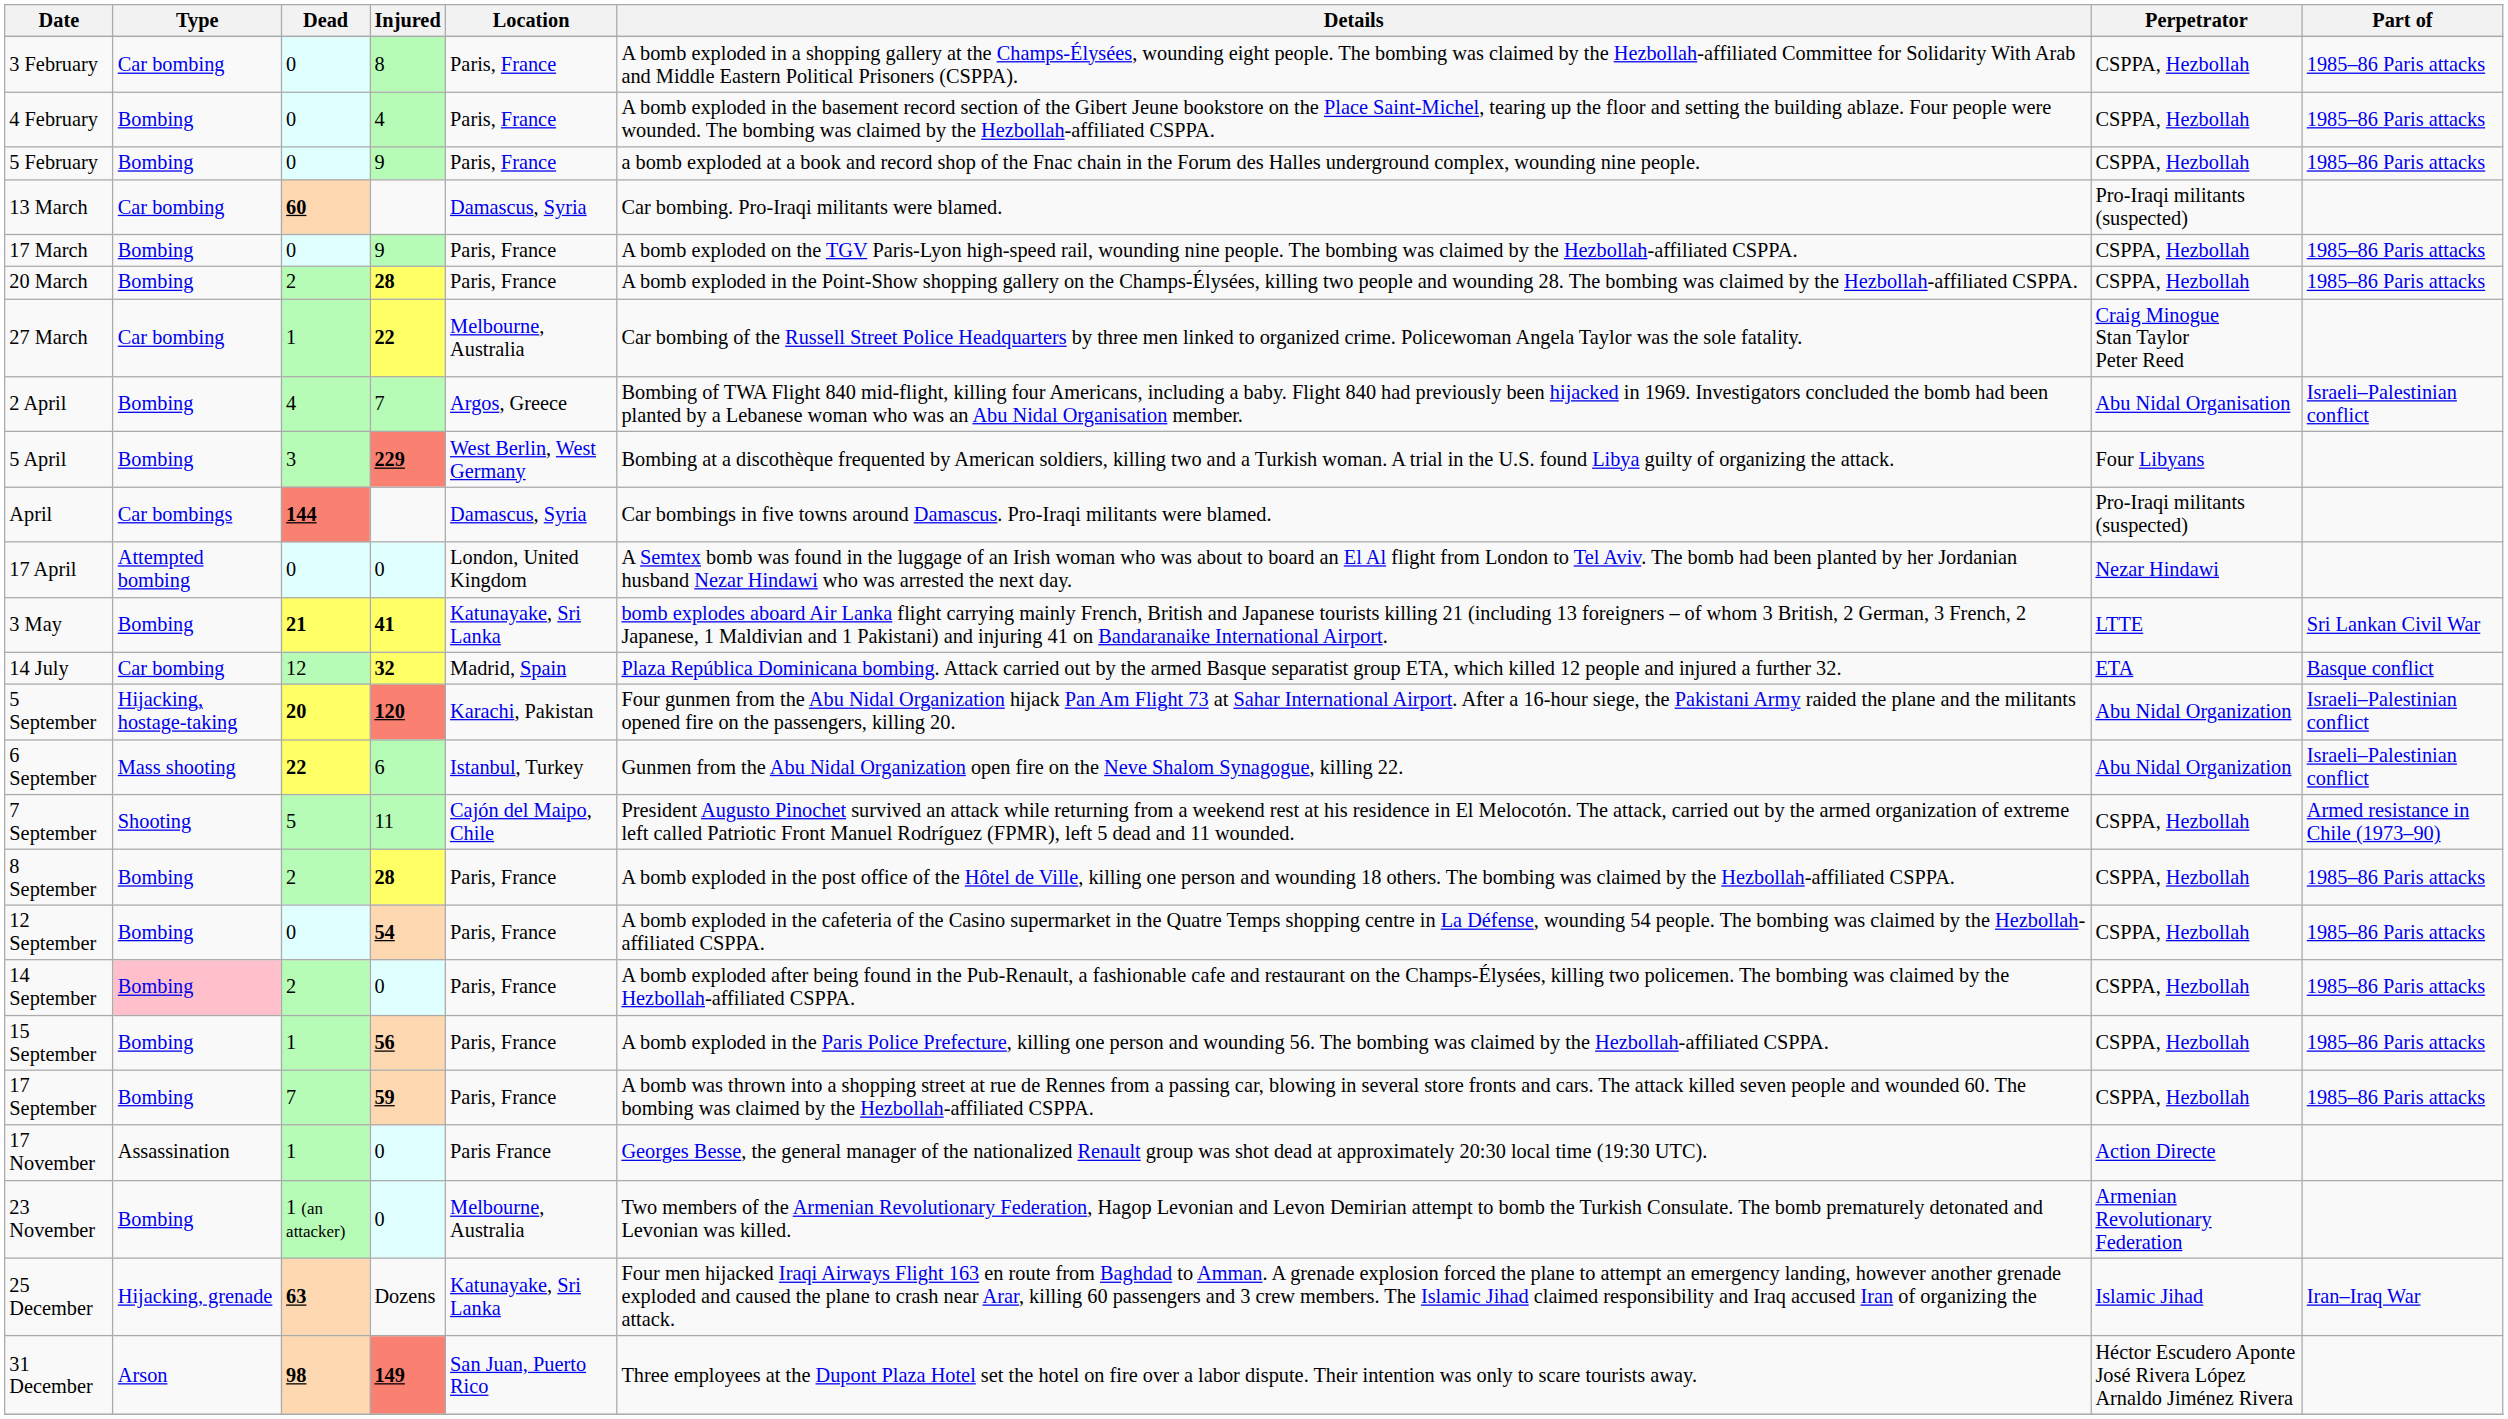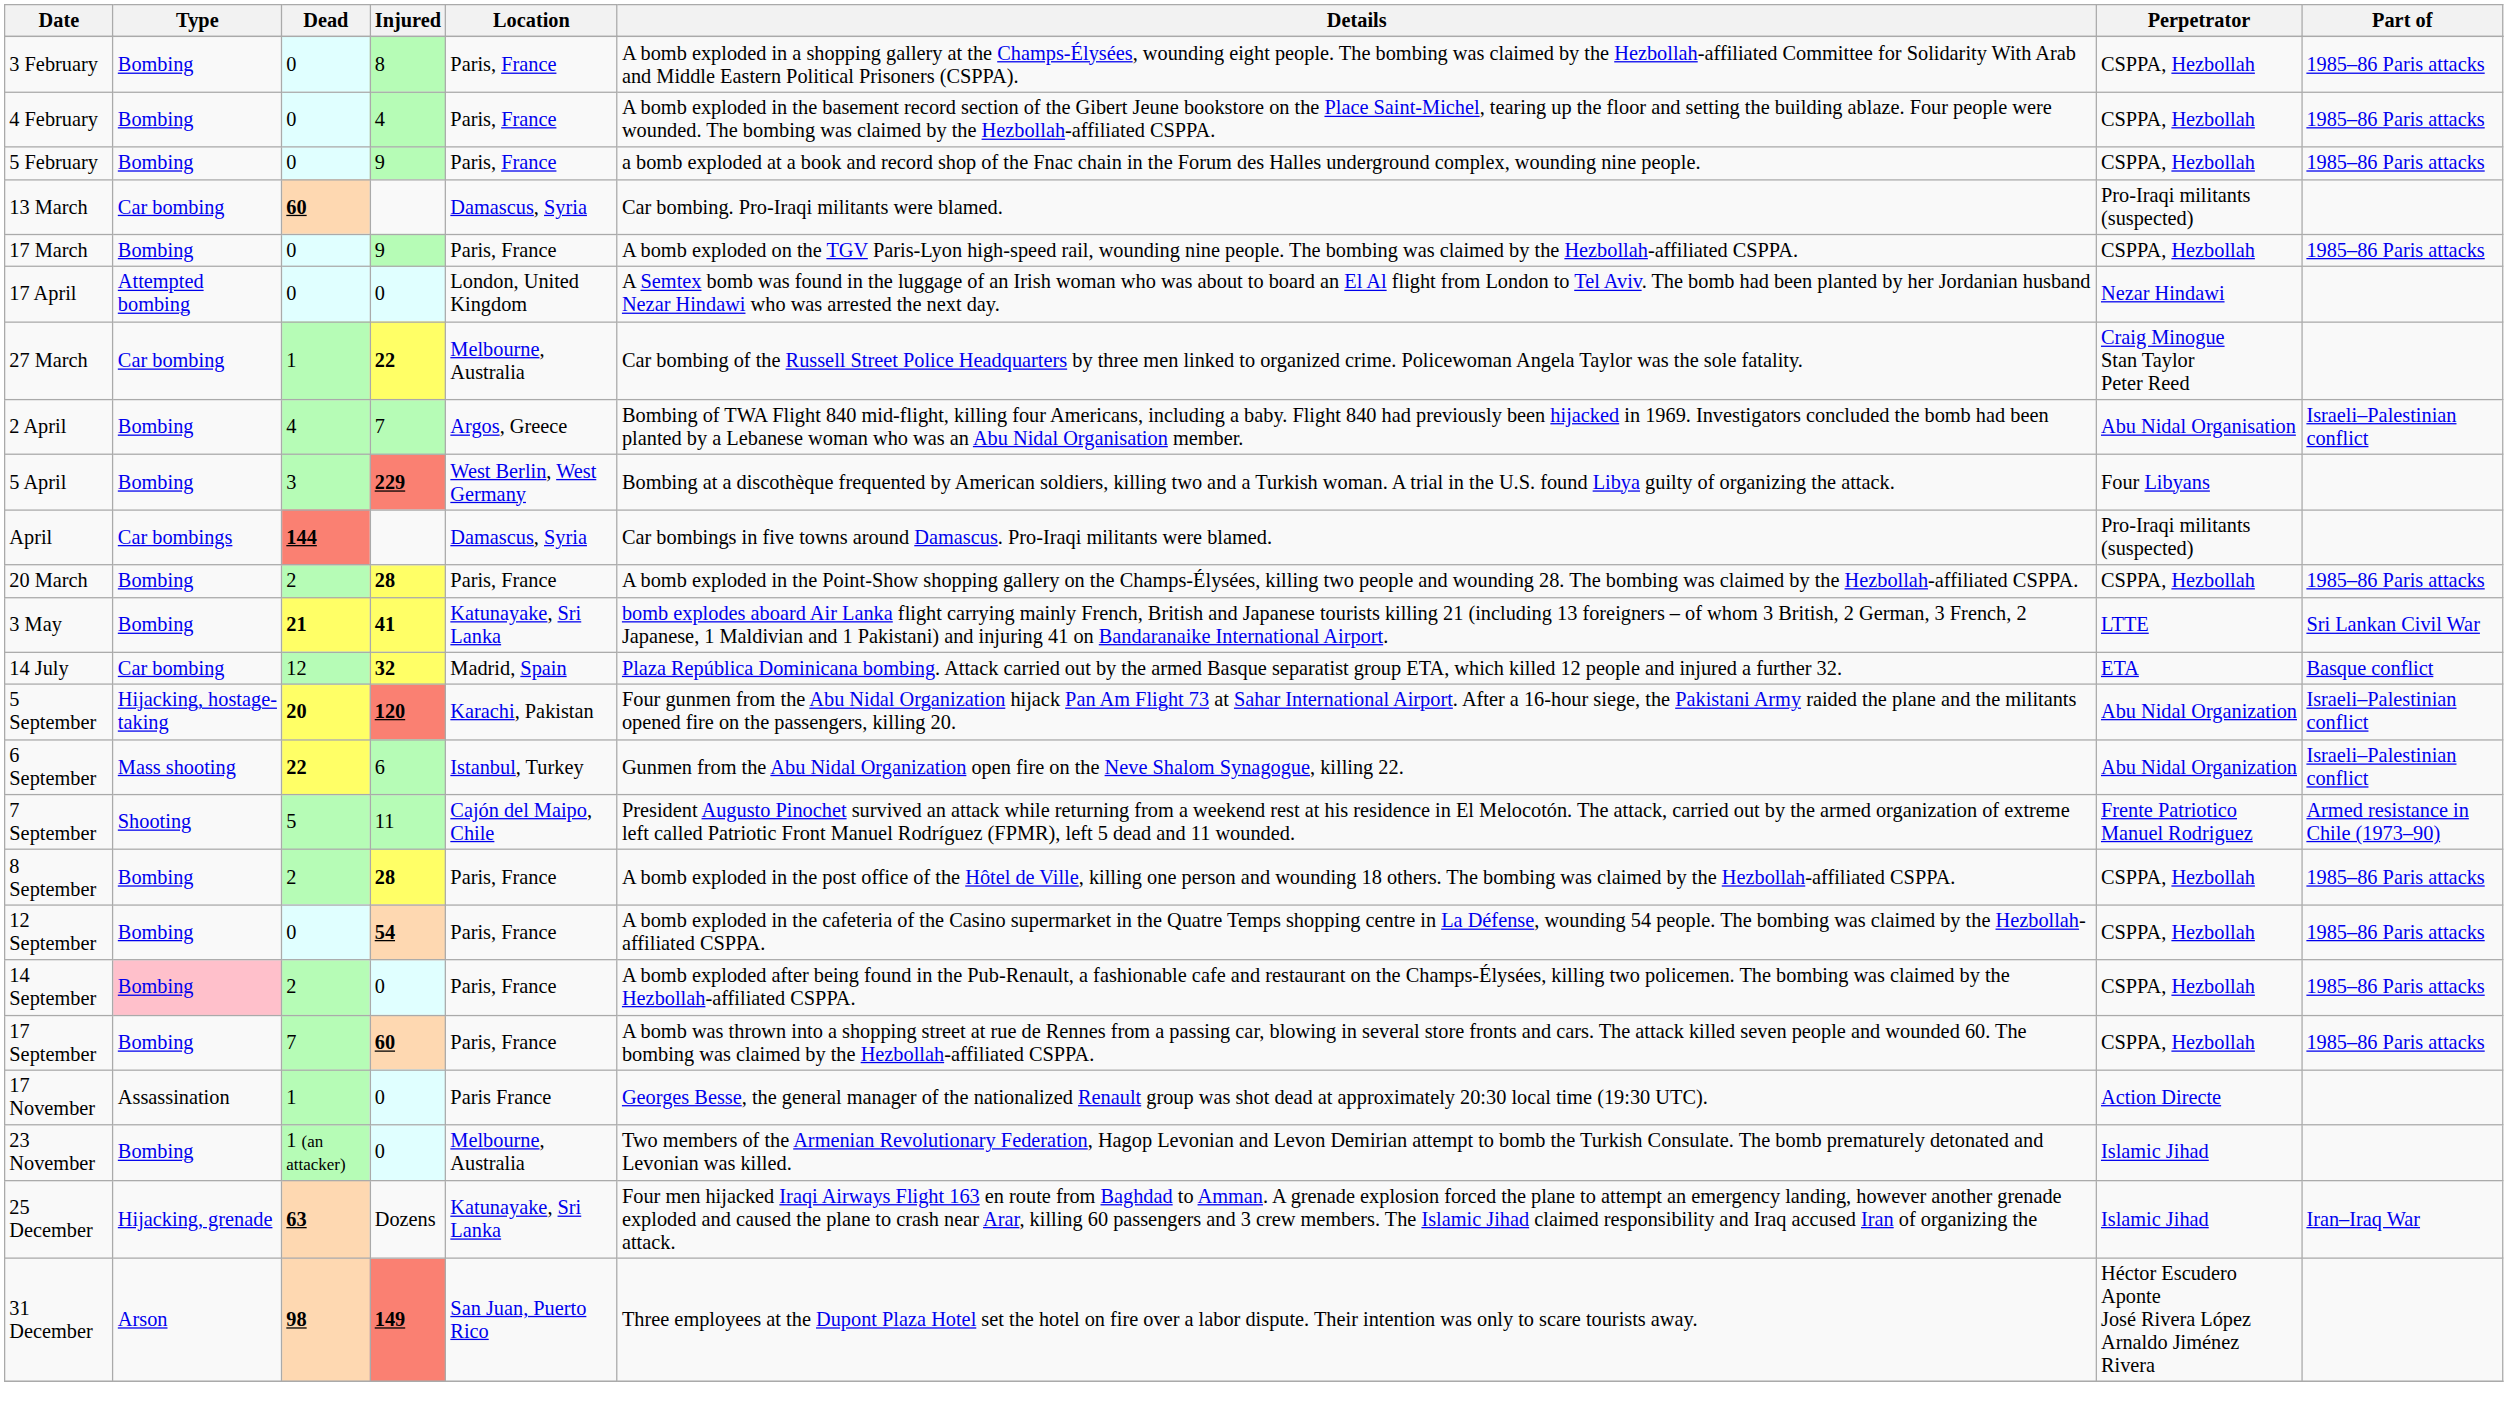(171, 64) Car bombing -> (156, 64) Bombing
rows swapped: (49, 282) <-> (43, 569)
(2172, 821) CSPPA, Hezbollah -> (2177, 821) Frente Patriotico Manuel Rodriguez
- row: (53, 1042)
(385, 1097) 59 -> (385, 1042) 60
(2154, 1219) Armenian Revolutionary Federation -> (2155, 1152) Islamic Jihad
